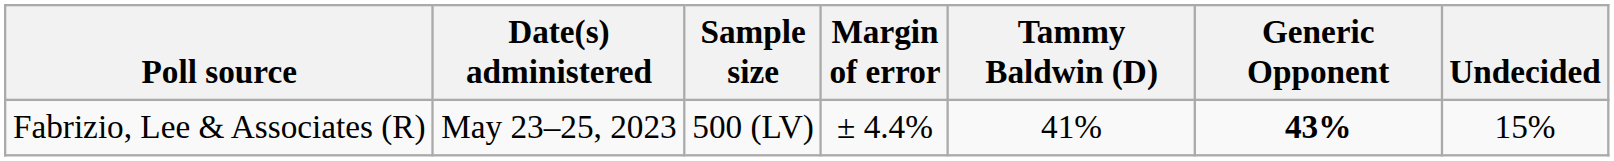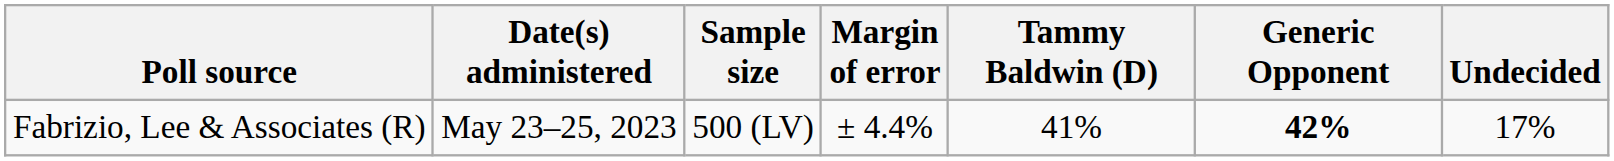(1318, 126) 43% -> (1318, 126) 42%
(1525, 126) 15% -> (1525, 126) 17%
